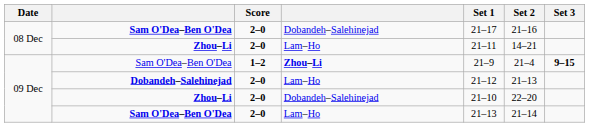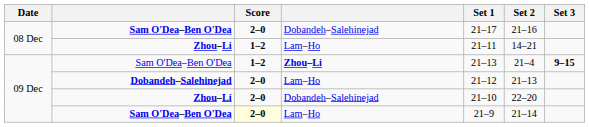(258, 47) 2–0 -> (258, 47) 1–2
(484, 63) 21–9 -> (484, 63) 21–13
(258, 114) no background -> (258, 114) lightyellow background
(484, 114) 21–13 -> (484, 114) 21–9
